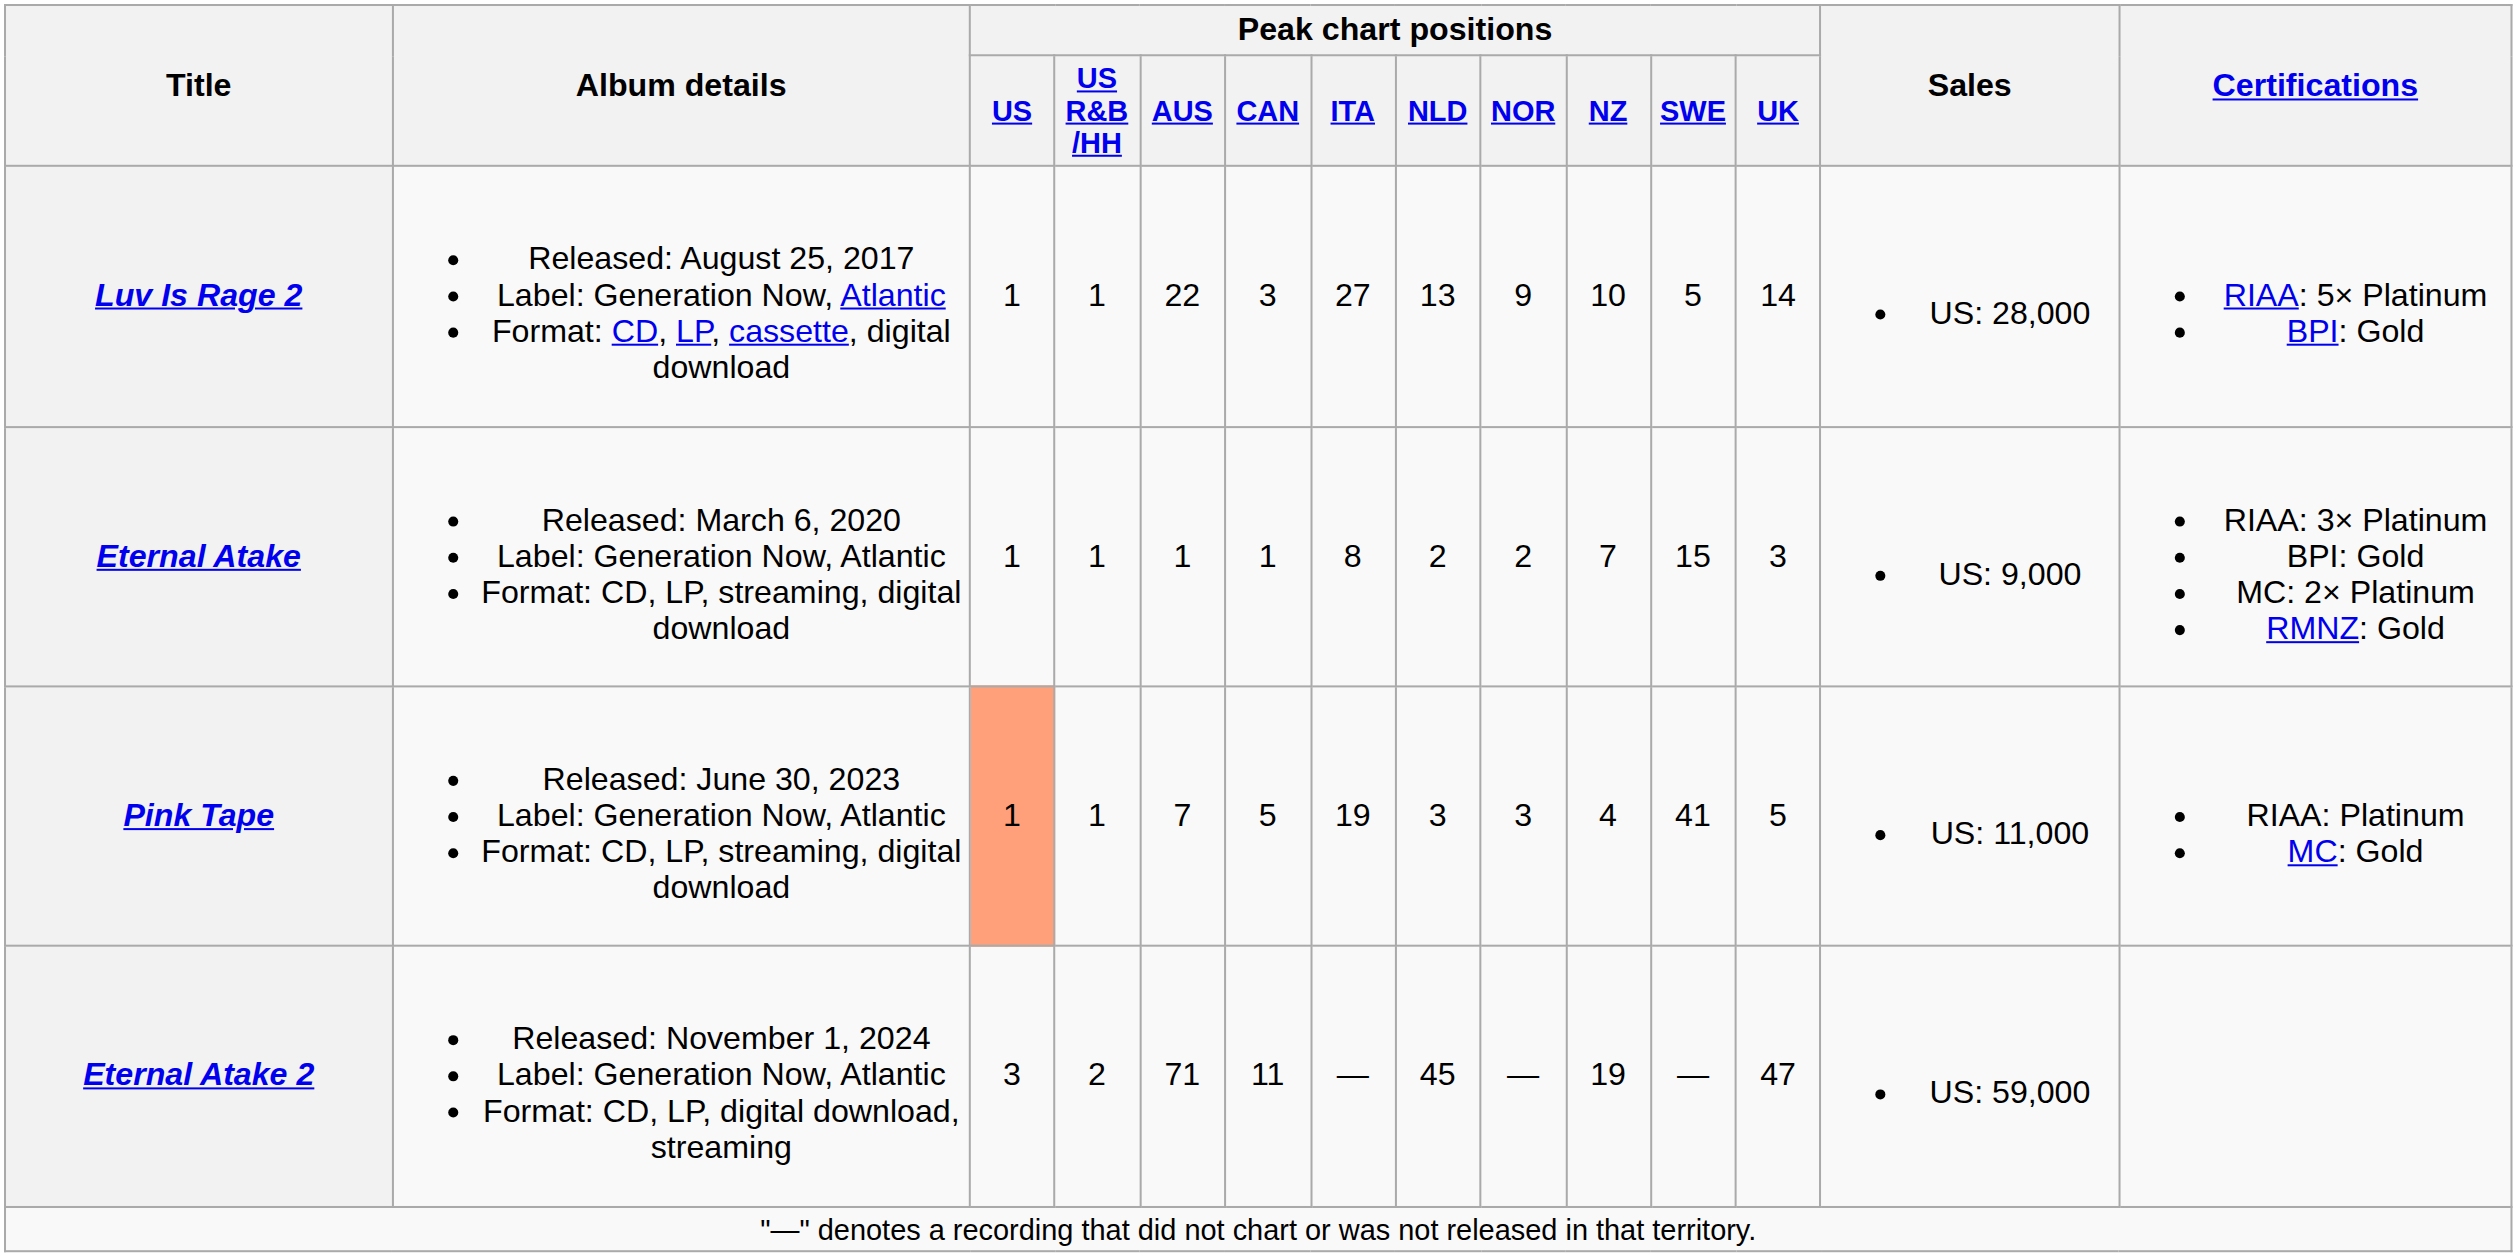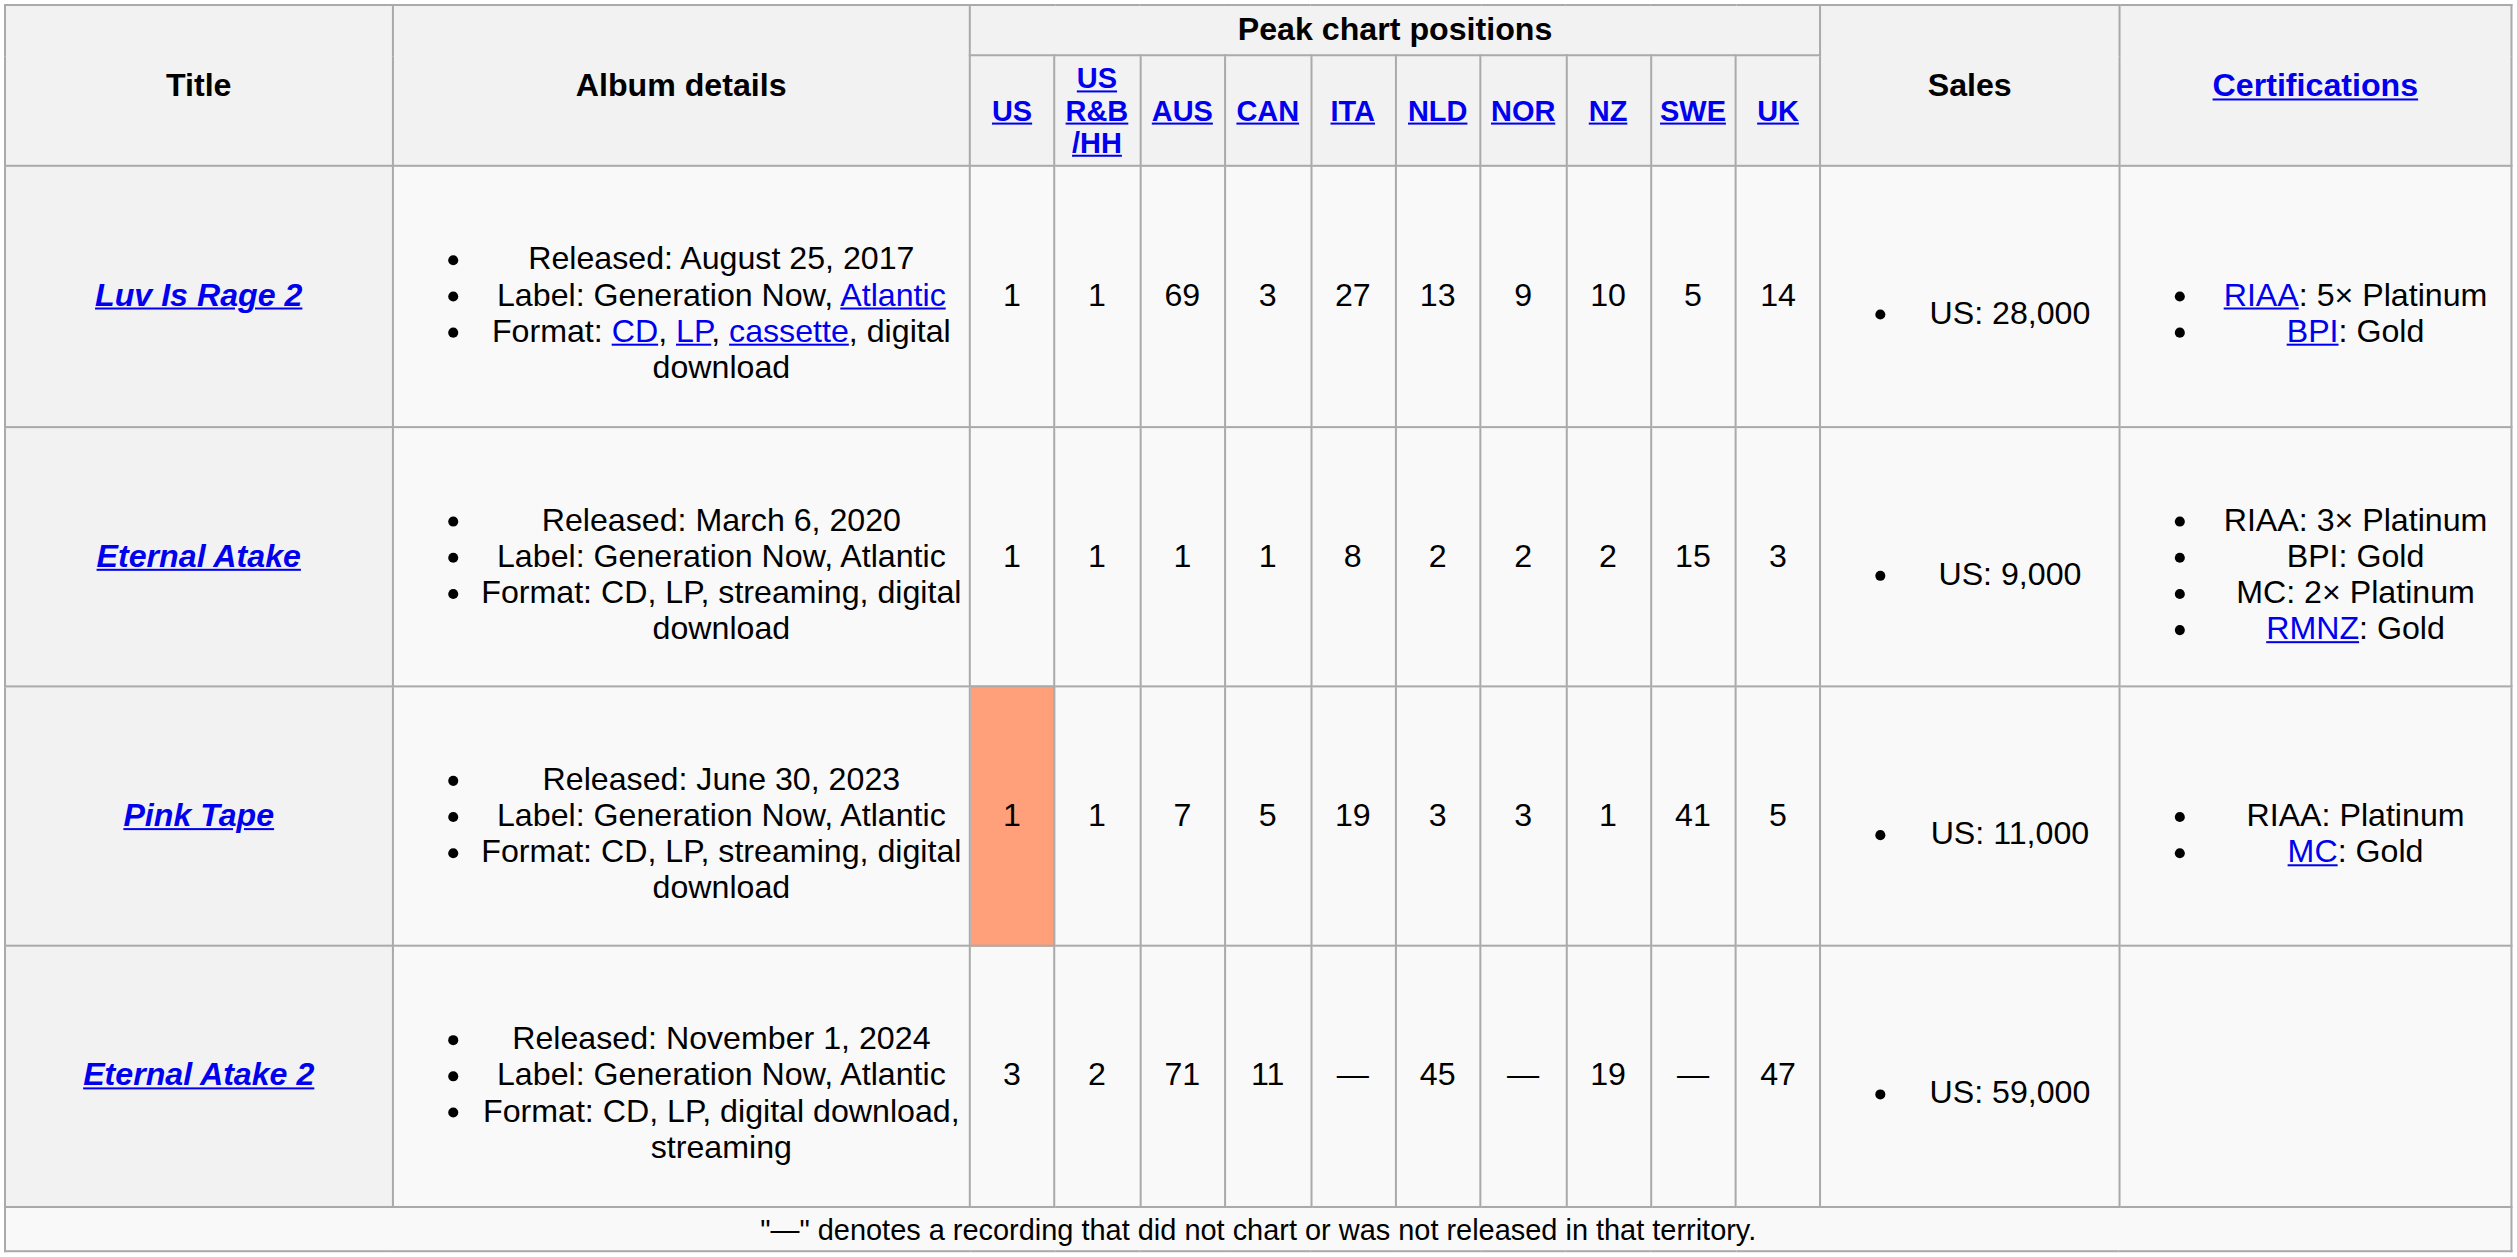(1182, 295) 22 -> (1182, 295) 69
(1608, 555) 7 -> (1608, 555) 2
(1608, 815) 4 -> (1608, 815) 1
